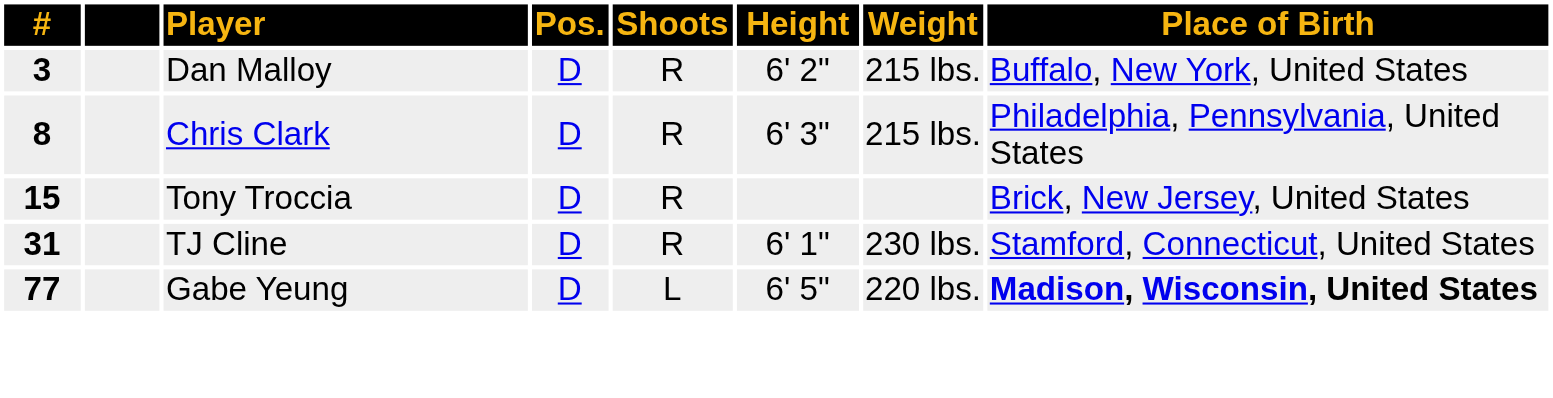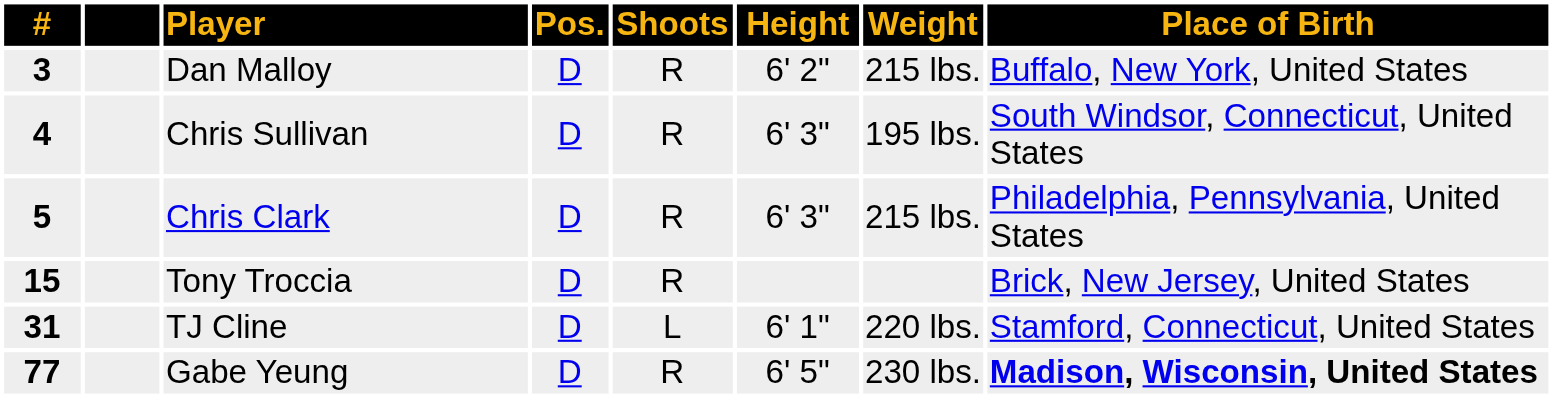+ row: (267, 134)
(42, 134) 8 -> (42, 217) 5
(672, 244) R -> (672, 326) L
(923, 244) 230 lbs. -> (923, 326) 220 lbs.
(672, 289) L -> (672, 372) R
(923, 289) 220 lbs. -> (923, 372) 230 lbs.
